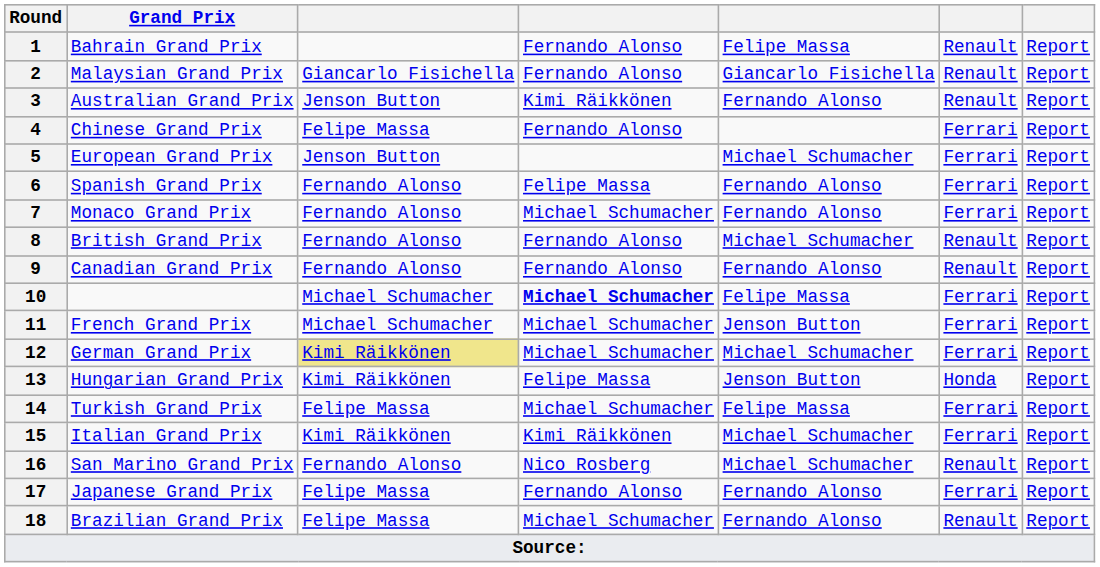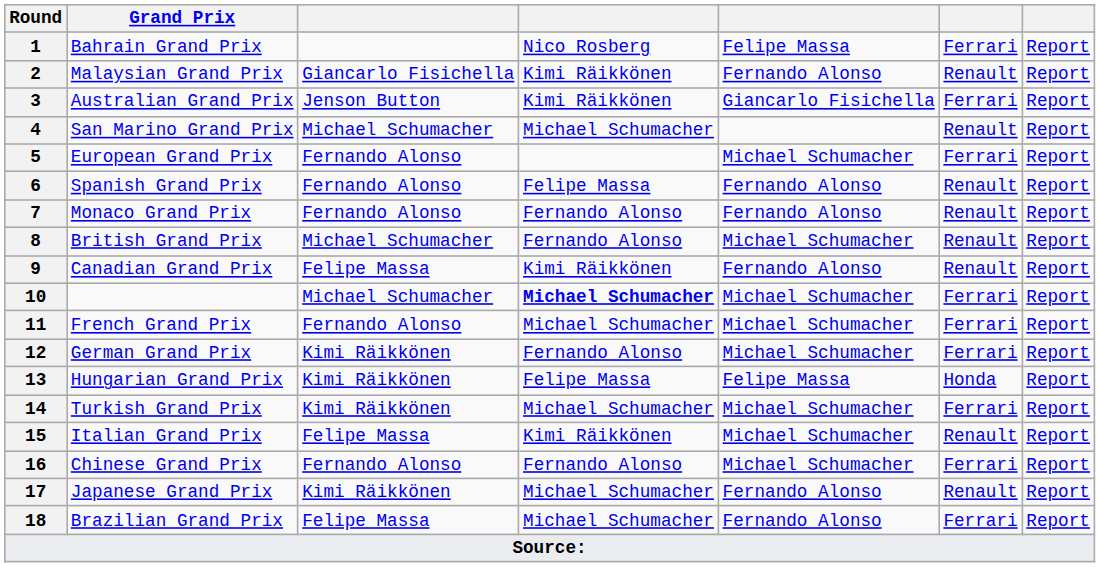(603, 47) Fernando Alonso -> (587, 47) Nico Rosberg
(981, 47) Renault -> (981, 47) Ferrari
(603, 74) Fernando Alonso -> (597, 74) Kimi Räikkönen
(829, 74) Giancarlo Fisichella -> (802, 74) Fernando Alonso
(802, 102) Fernando Alonso -> (829, 102) Giancarlo Fisichella
(981, 102) Renault -> (981, 102) Ferrari
(166, 130) Chinese Grand Prix -> (182, 130) San Marino Grand Prix
(366, 130) Felipe Massa -> (398, 130) Michael Schumacher
(603, 130) Fernando Alonso -> (618, 130) Michael Schumacher
(981, 130) Ferrari -> (981, 130) Renault
(371, 158) Jenson Button -> (382, 158) Fernando Alonso
(981, 186) Ferrari -> (981, 186) Renault
(618, 214) Michael Schumacher -> (603, 214) Fernando Alonso
(981, 214) Ferrari -> (981, 214) Renault
(382, 242) Fernando Alonso -> (398, 242) Michael Schumacher
(382, 269) Fernando Alonso -> (366, 269) Felipe Massa
(603, 269) Fernando Alonso -> (597, 269) Kimi Räikkönen
(786, 297) Felipe Massa -> (818, 297) Michael Schumacher
(398, 325) Michael Schumacher -> (382, 325) Fernando Alonso
(792, 325) Jenson Button -> (818, 325) Michael Schumacher
(376, 353) khaki background -> (376, 353) no background
(618, 353) Michael Schumacher -> (603, 353) Fernando Alonso
(792, 381) Jenson Button -> (786, 381) Felipe Massa
(366, 409) Felipe Massa -> (376, 409) Kimi Räikkönen
(786, 409) Felipe Massa -> (818, 409) Michael Schumacher
(376, 437) Kimi Räikkönen -> (366, 437) Felipe Massa
(981, 437) Ferrari -> (981, 437) Renault
(182, 464) San Marino Grand Prix -> (166, 464) Chinese Grand Prix
(587, 464) Nico Rosberg -> (603, 464) Fernando Alonso
(981, 464) Renault -> (981, 464) Ferrari
(366, 492) Felipe Massa -> (376, 492) Kimi Räikkönen
(603, 492) Fernando Alonso -> (618, 492) Michael Schumacher
(981, 492) Ferrari -> (981, 492) Renault
(981, 520) Renault -> (981, 520) Ferrari
